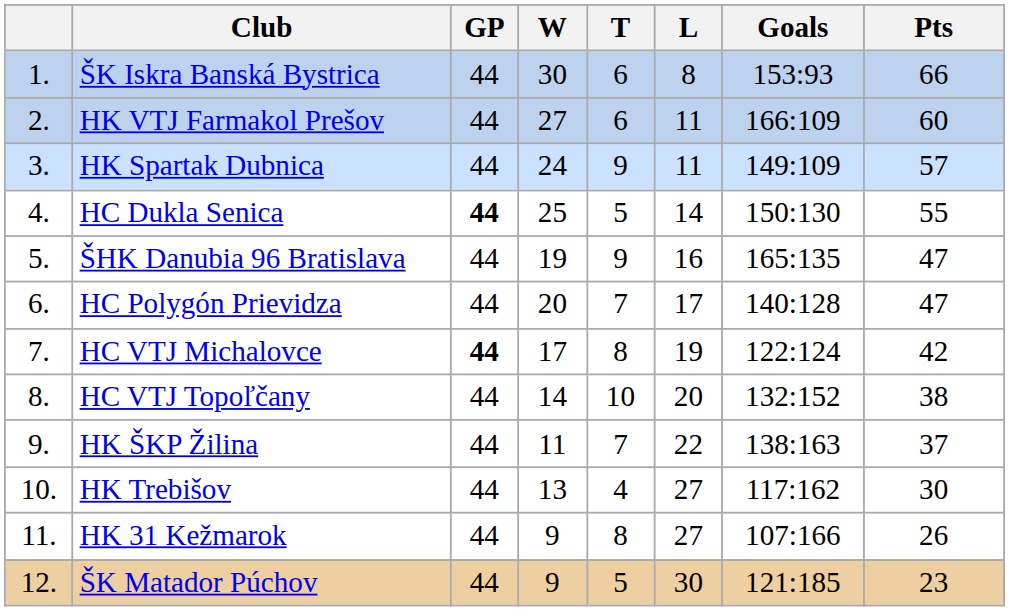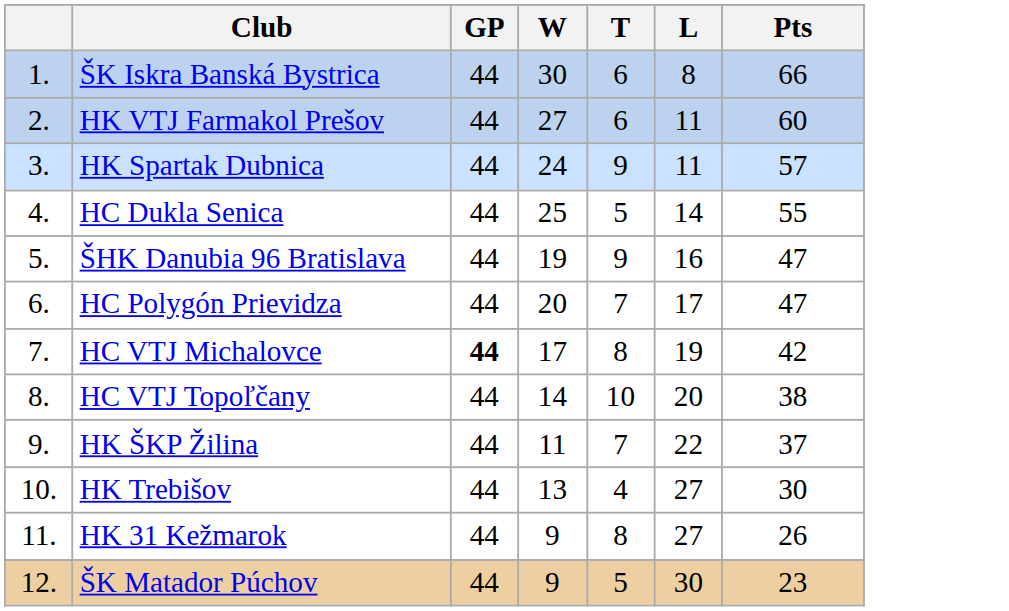- column: (793, 27)
(484, 212) bold -> (484, 212) normal
